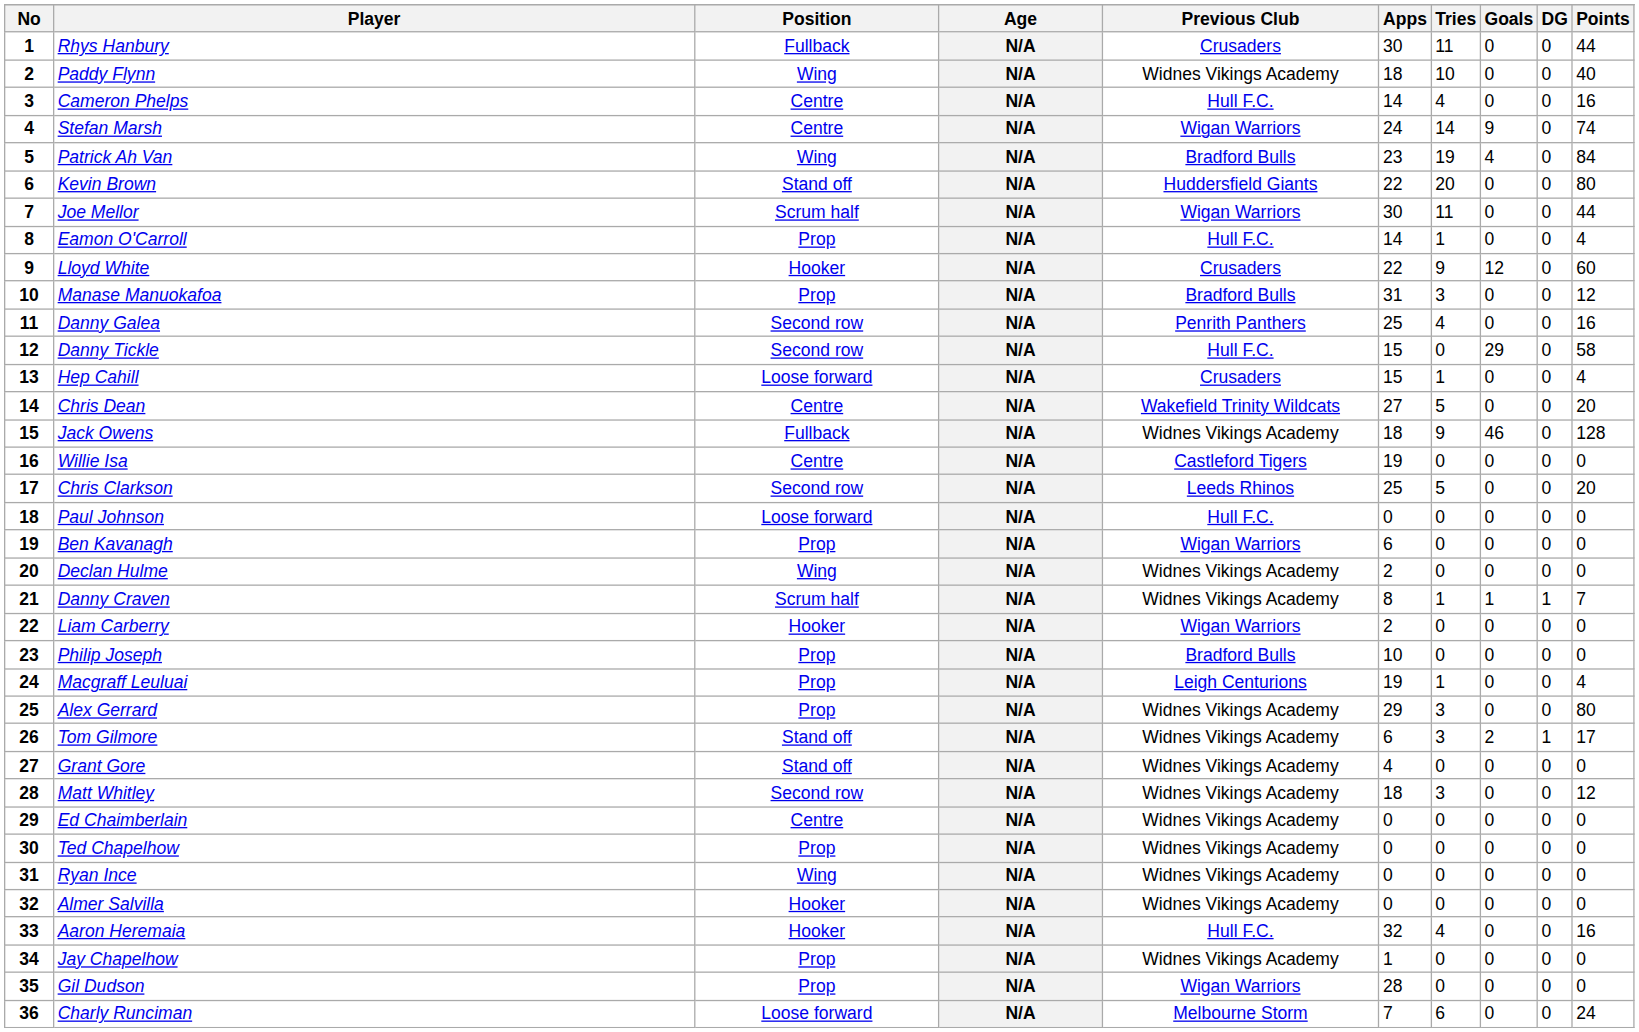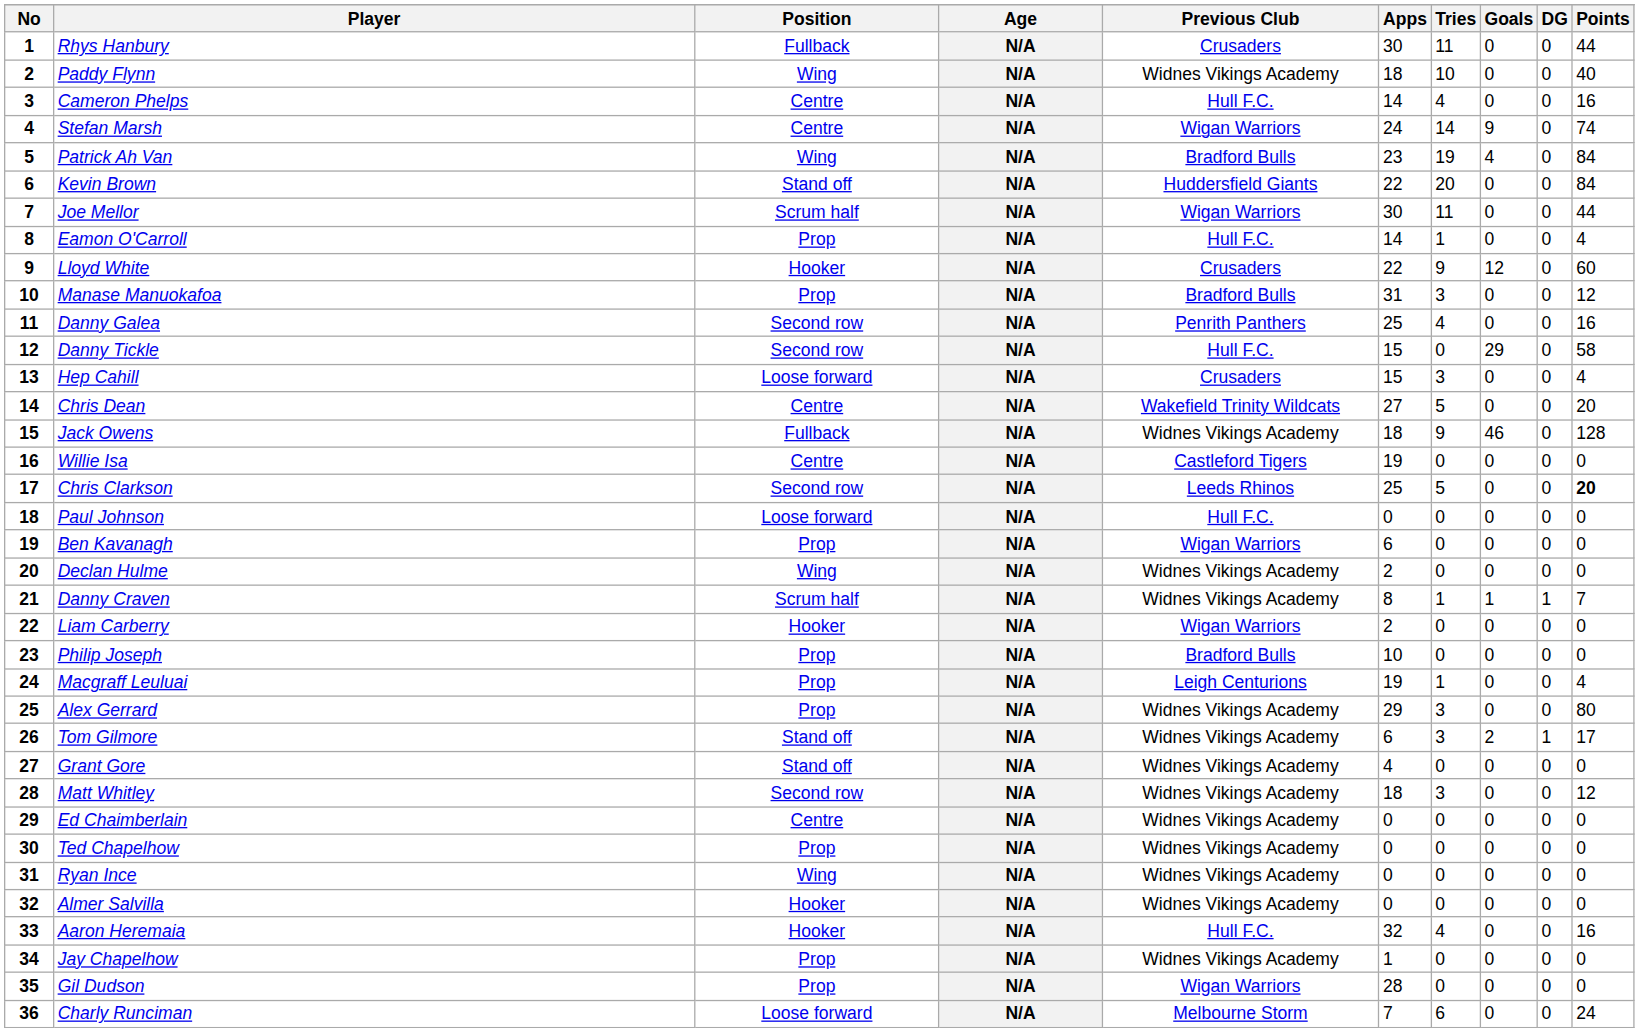(1586, 184) 80 -> (1586, 184) 84
(1440, 378) 1 -> (1440, 378) 3
(1586, 488) normal -> (1586, 488) bold
